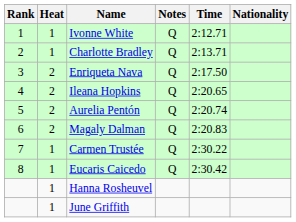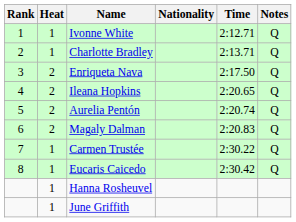columns swapped: (260, 14) <-> (172, 14)
